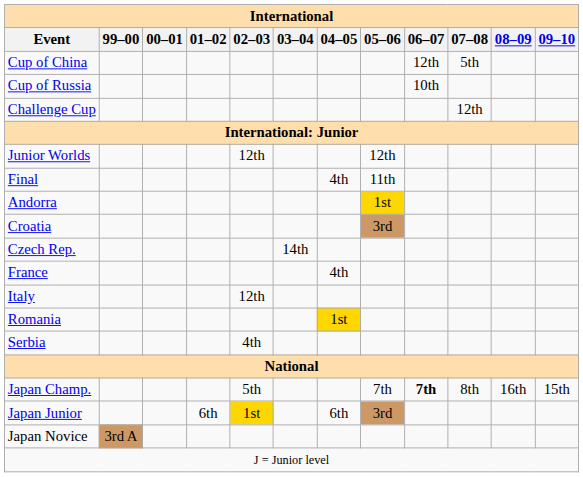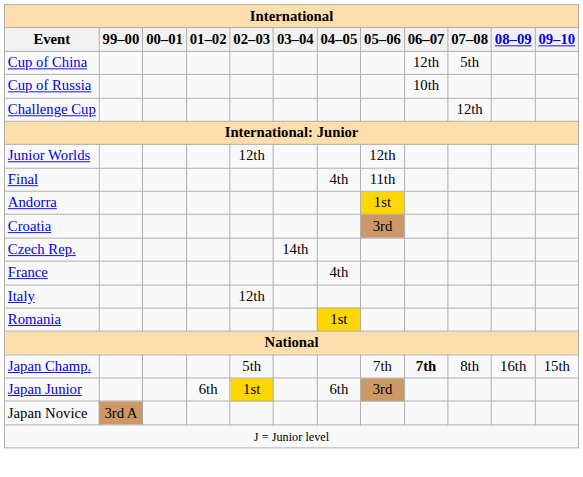- row: (27, 343)
